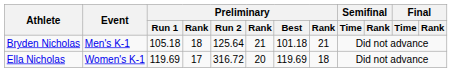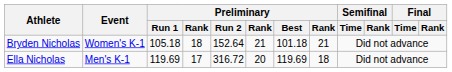(107, 44) Men's K-1 -> (115, 44) Women's K-1
(228, 44) 125.64 -> (228, 44) 152.64
(115, 60) Women's K-1 -> (107, 60) Men's K-1
